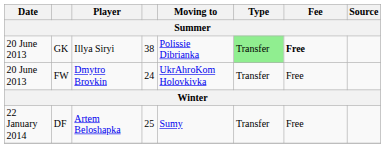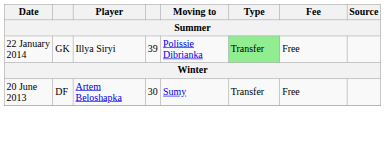(22, 49) 20 June 2013 -> (28, 49) 22 January 2014
(149, 49) 38 -> (153, 49) 39
(295, 49) bold -> (291, 49) normal
- row: (61, 76)
(22, 124) 22 January 2014 -> (22, 92) 20 June 2013
(149, 124) 25 -> (153, 92) 30
